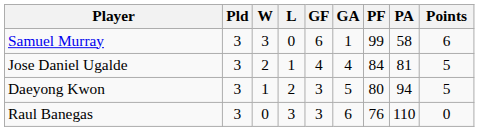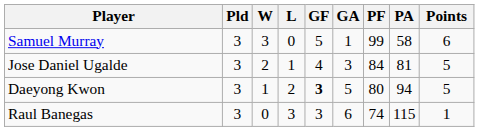(319, 41) 6 -> (319, 41) 5
(348, 65) 4 -> (348, 65) 3
(319, 89) normal -> (319, 89) bold
(376, 114) 76 -> (376, 114) 74
(404, 114) 110 -> (404, 114) 115
(446, 114) 0 -> (446, 114) 1
